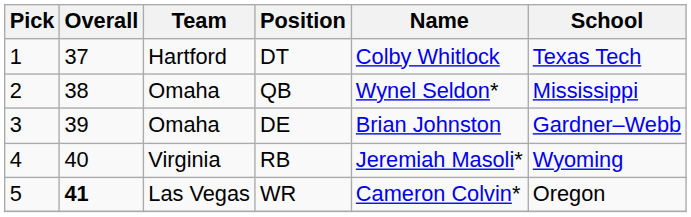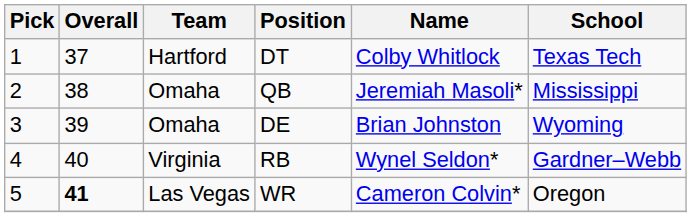(427, 90) Wynel Seldon* -> (439, 90) Jeremiah Masoli*
(607, 125) Gardner–Webb -> (578, 125) Wyoming
(439, 159) Jeremiah Masoli* -> (427, 159) Wynel Seldon*
(578, 159) Wyoming -> (607, 159) Gardner–Webb
